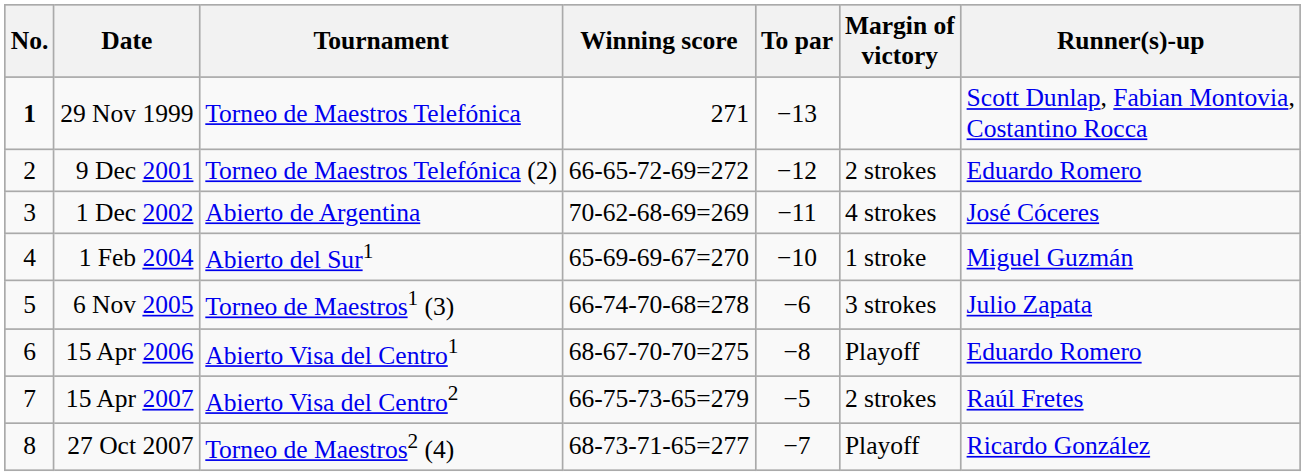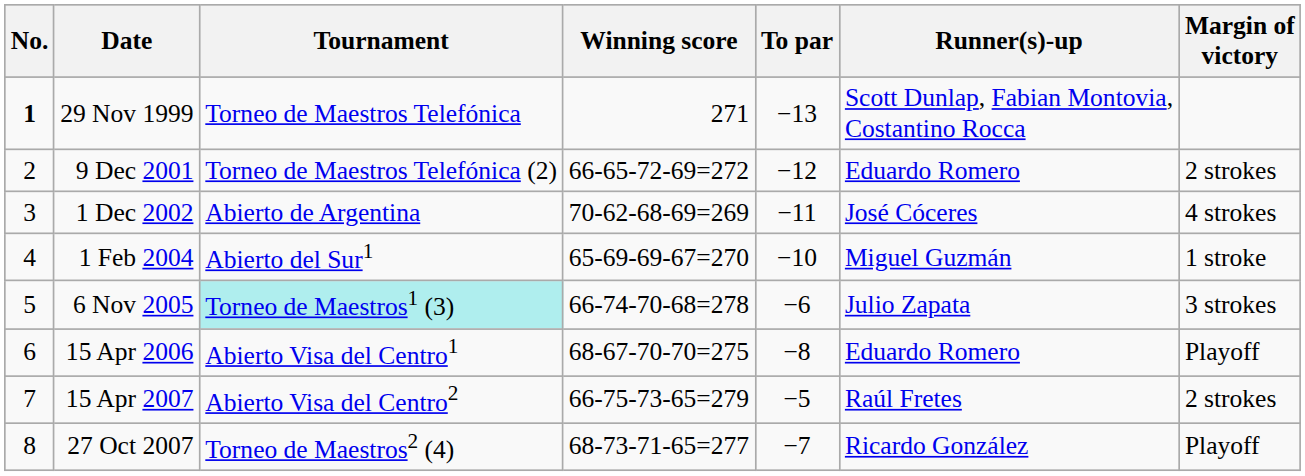columns swapped: (900, 40) <-> (1131, 40)
(330, 304) no background -> (330, 304) paleturquoise background
